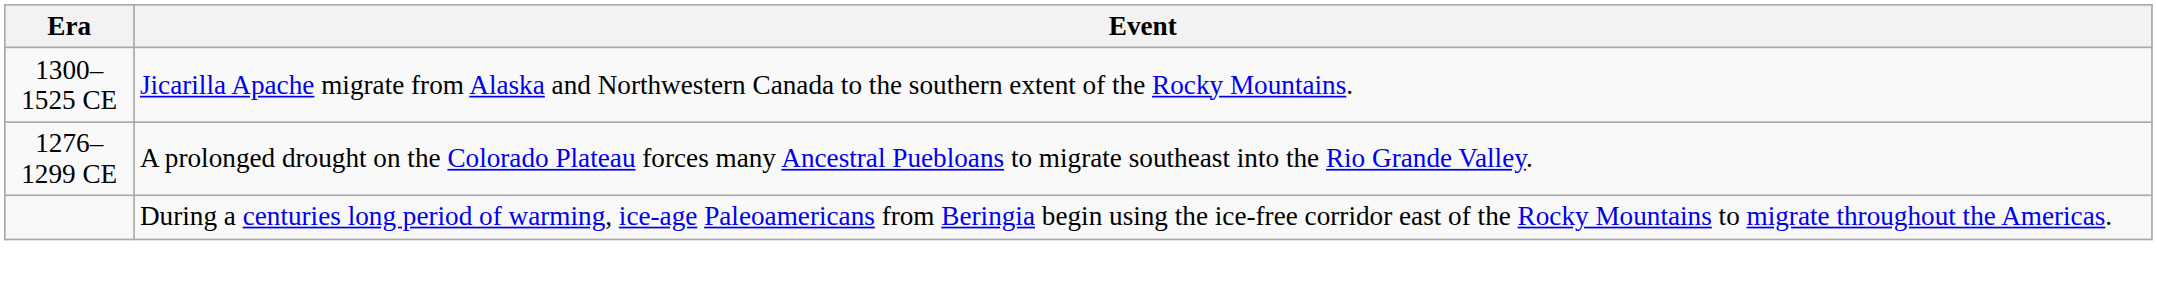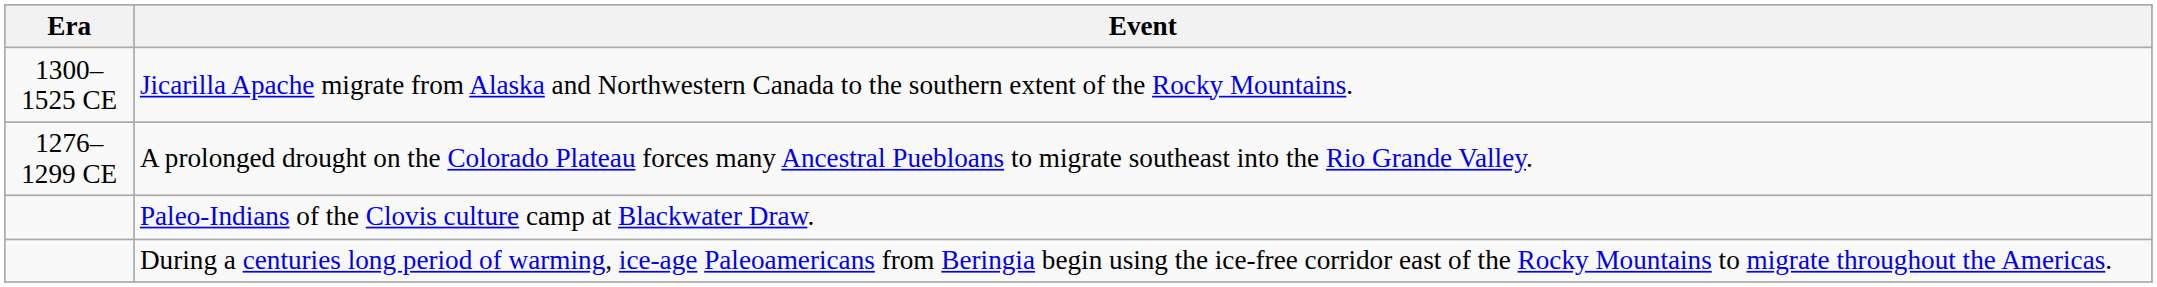+ row: (477, 216)
